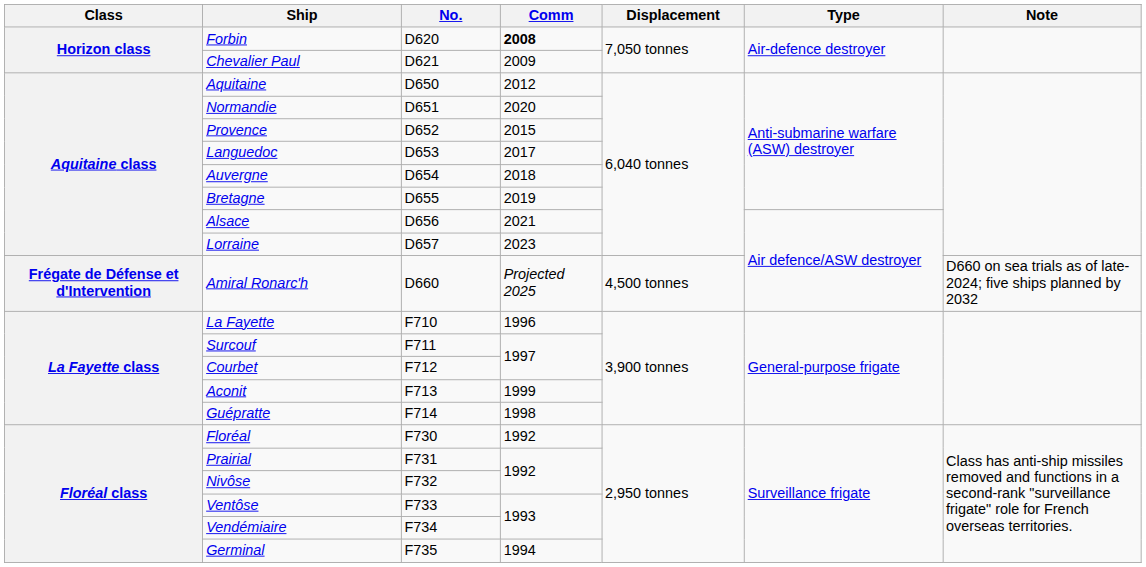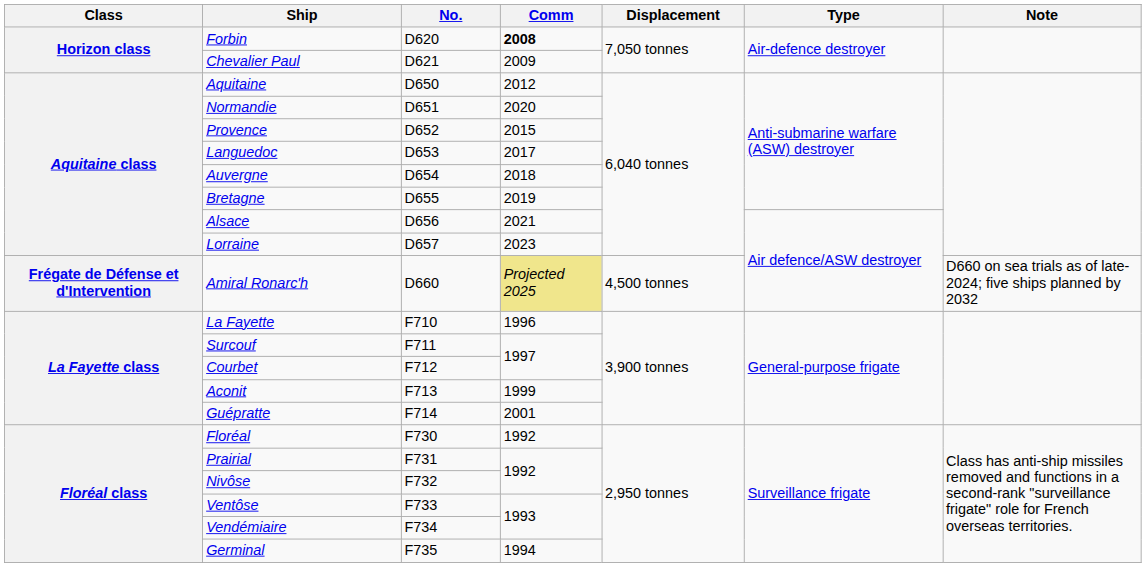(534, 283) no background -> (534, 283) khaki background
(520, 413) 1998 -> (520, 413) 2001
